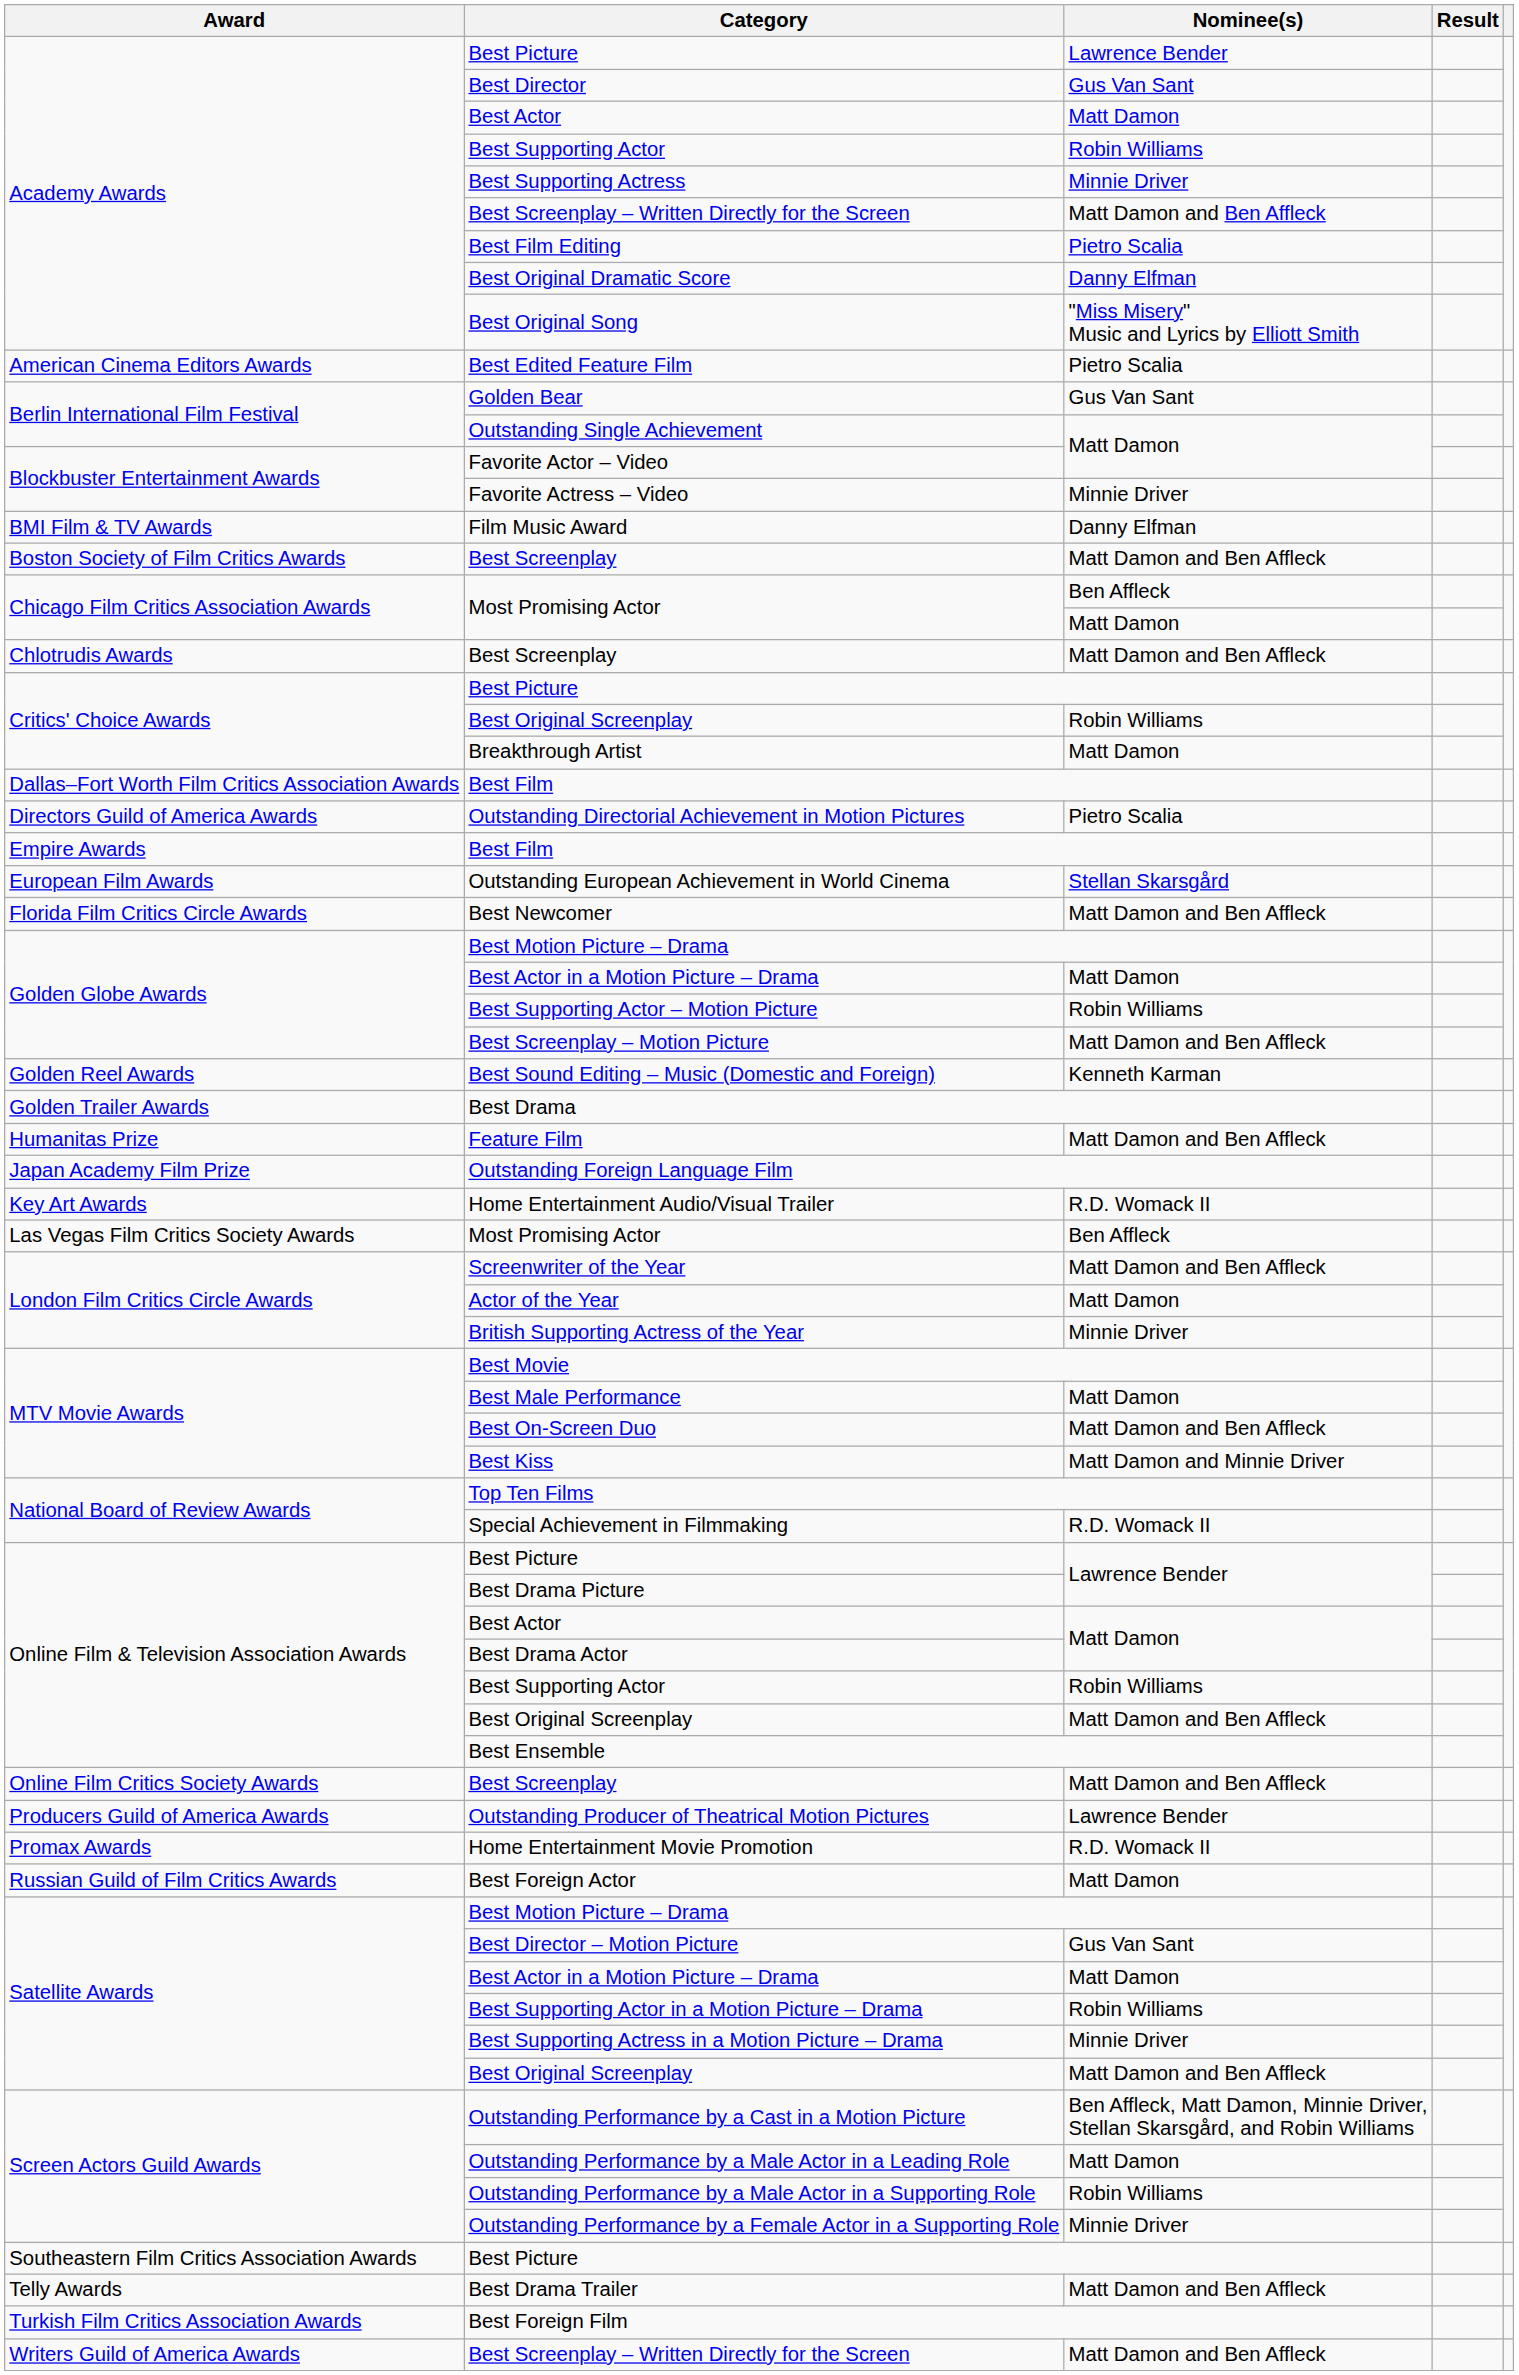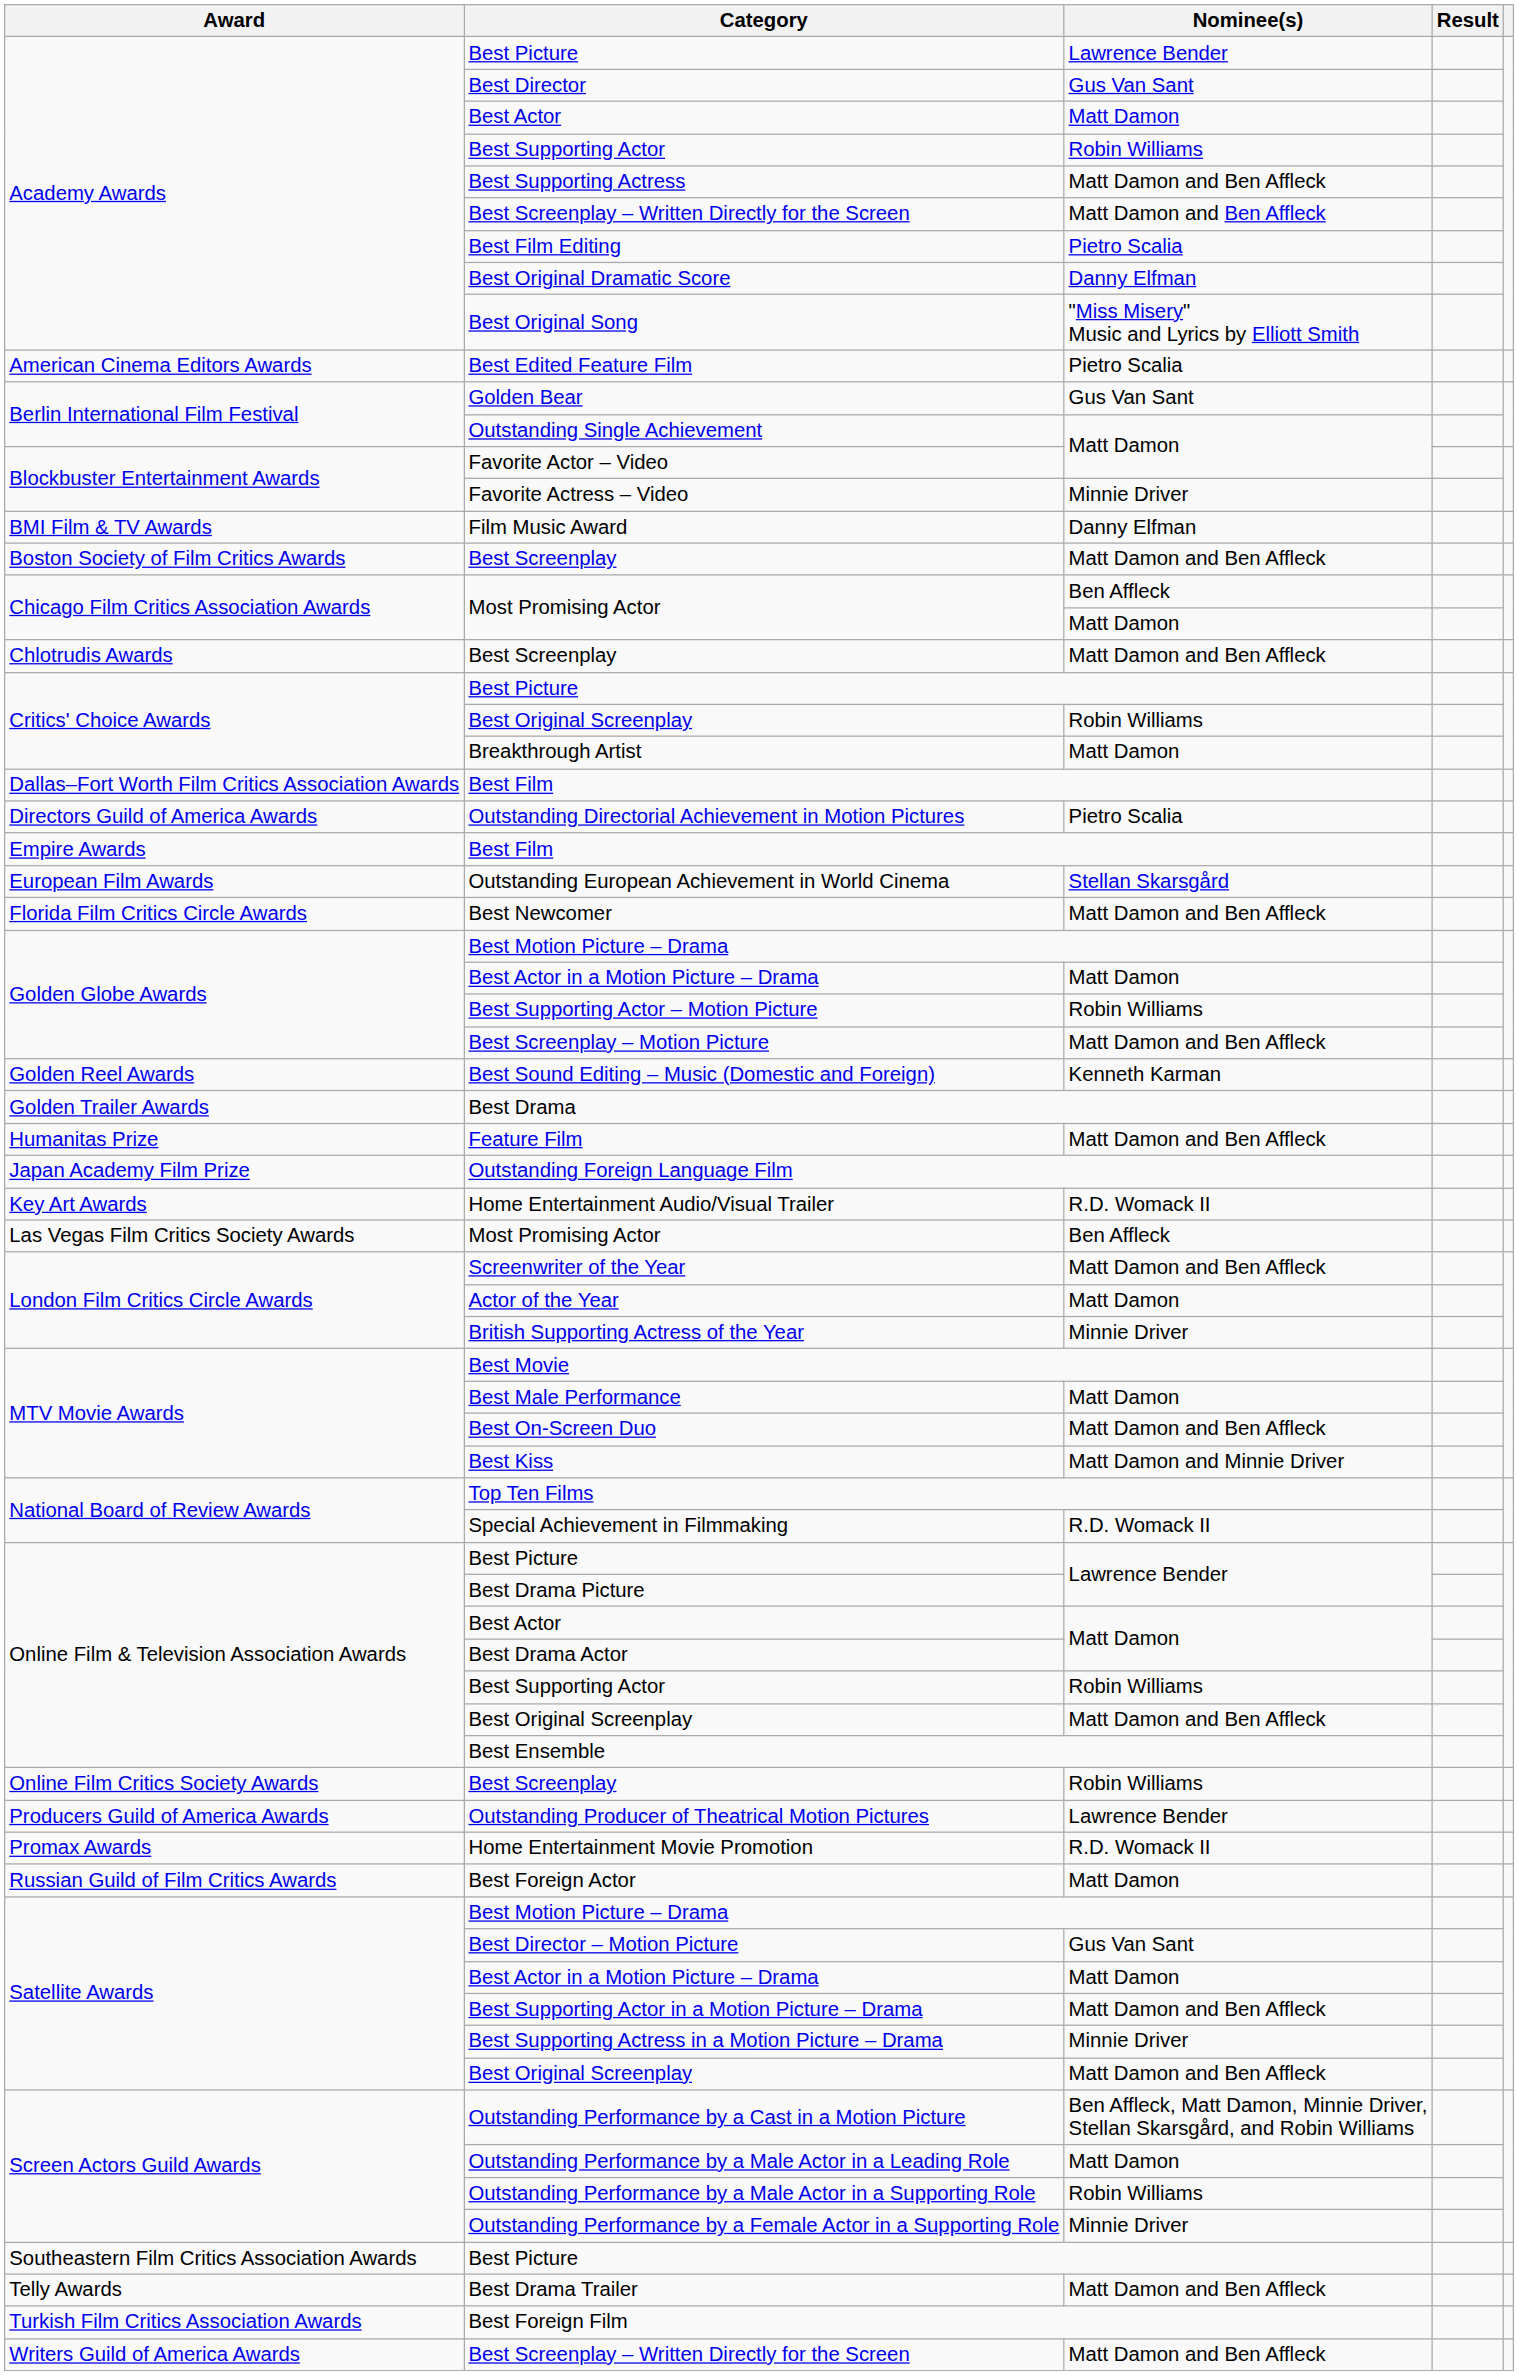(1128, 181) Minnie Driver -> (1197, 181) Matt Damon and Ben Affleck
(1197, 1783) Matt Damon and Ben Affleck -> (1136, 1783) Robin Williams
(1136, 2009) Robin Williams -> (1197, 2009) Matt Damon and Ben Affleck
